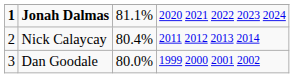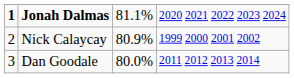(134, 38) 80.4% -> (134, 38) 80.9%
(209, 38) 2011 2012 2013 2014 -> (210, 38) 1999 2000 2001 2002
(210, 61) 1999 2000 2001 2002 -> (209, 61) 2011 2012 2013 2014
